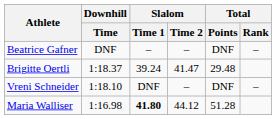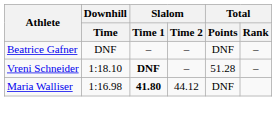- row: (38, 68)
(149, 87) normal -> (149, 68) bold
(223, 87) DNF -> (223, 68) 51.28
(223, 105) 51.28 -> (223, 87) DNF
